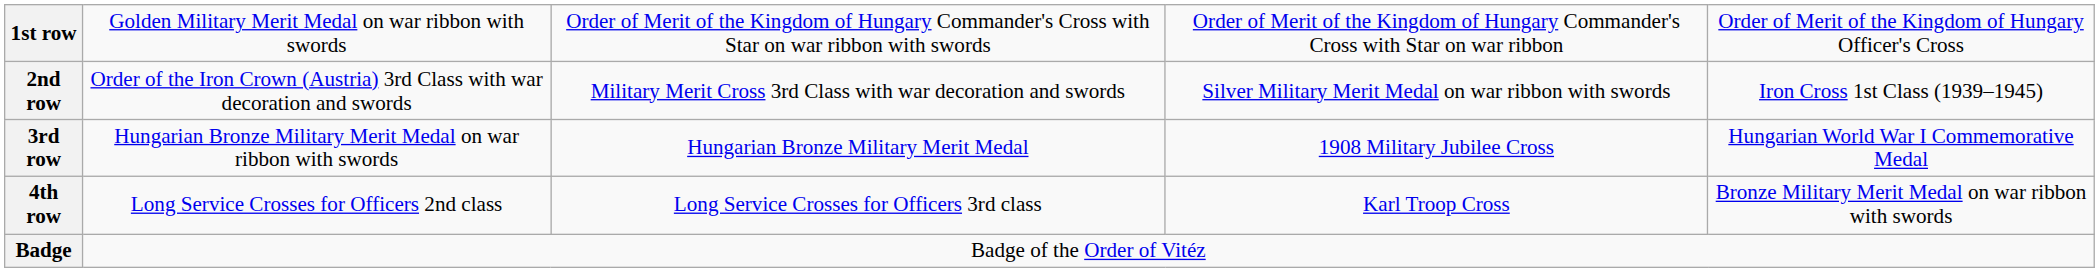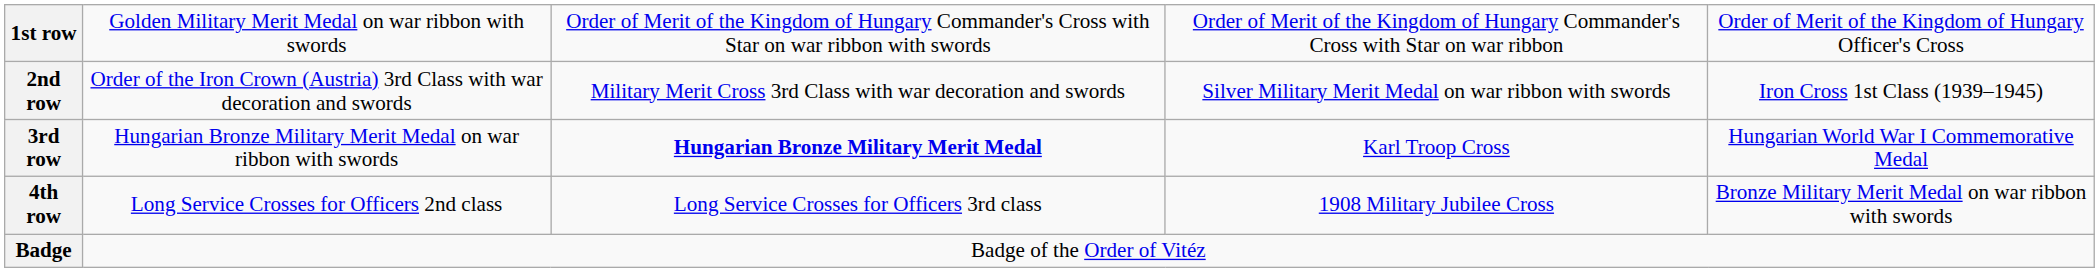(858, 147) normal -> (858, 147) bold
(1436, 147) 1908 Military Jubilee Cross -> (1436, 147) Karl Troop Cross
(1436, 204) Karl Troop Cross -> (1436, 204) 1908 Military Jubilee Cross
